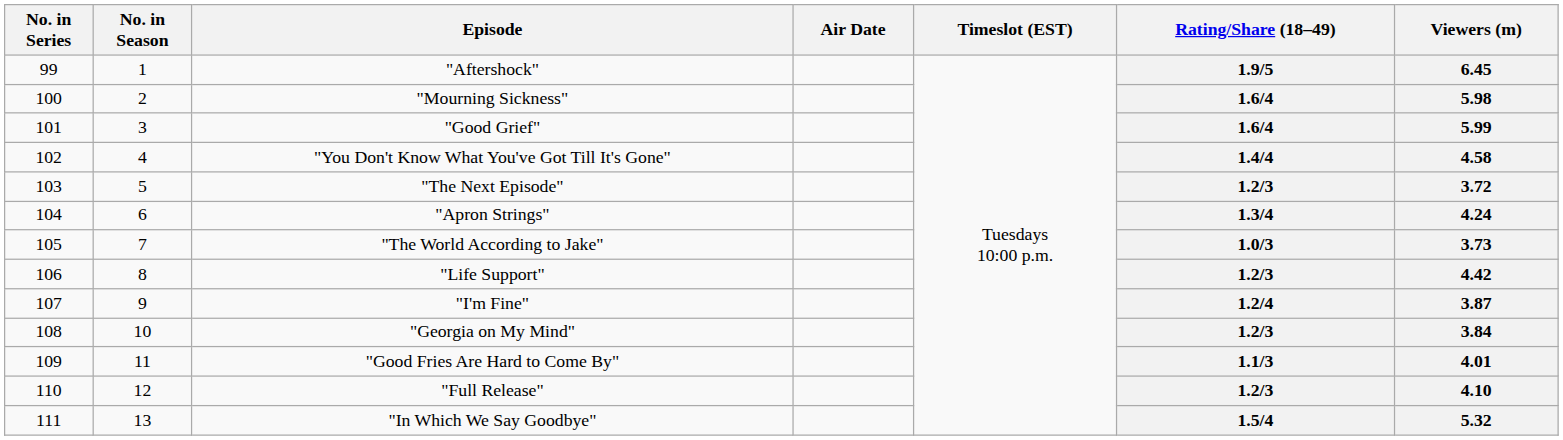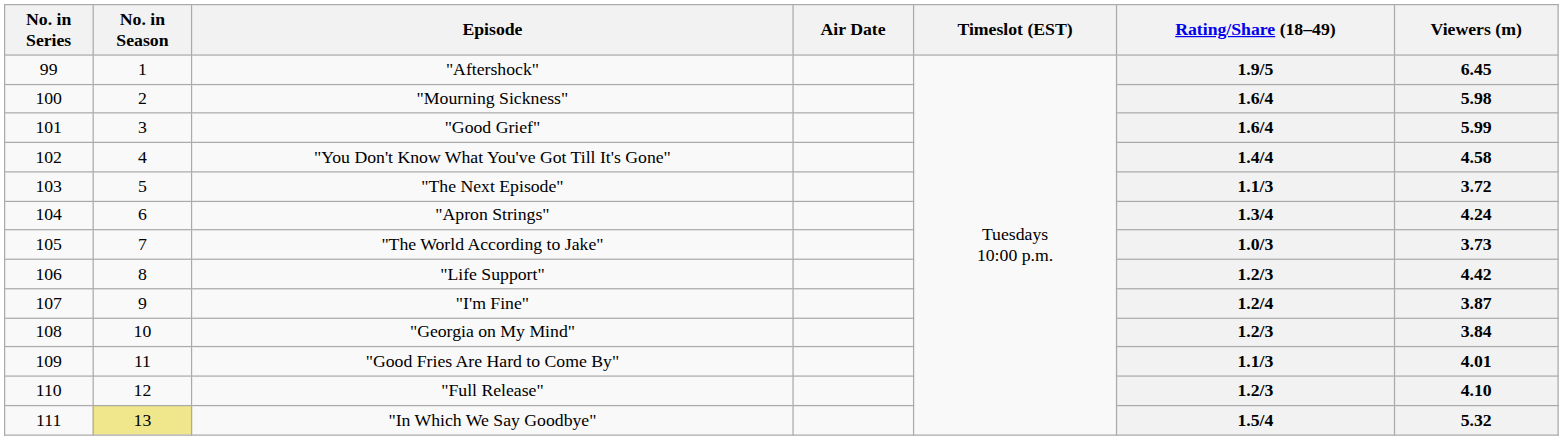(1255, 186) 1.2/3 -> (1255, 186) 1.1/3
(142, 420) no background -> (142, 420) khaki background
